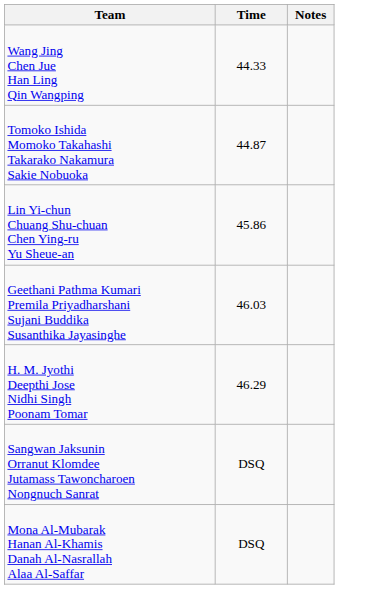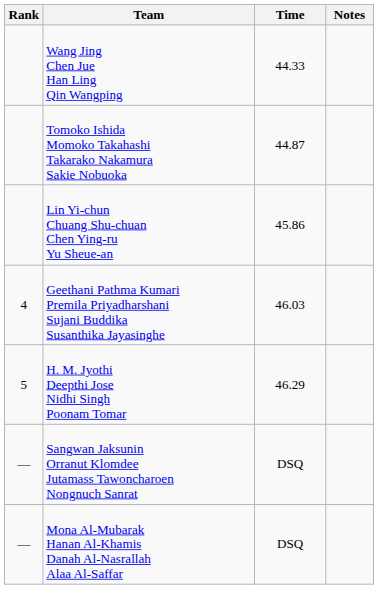+ column: (24, 14)
